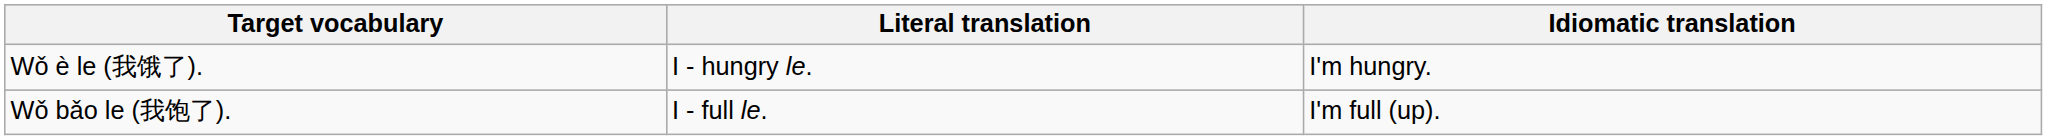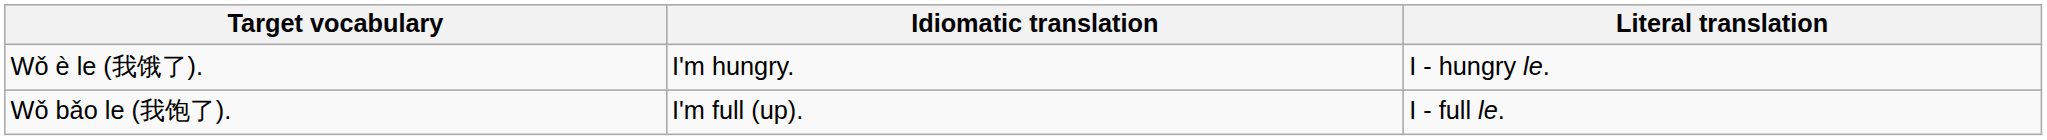columns swapped: (1672, 24) <-> (985, 24)
